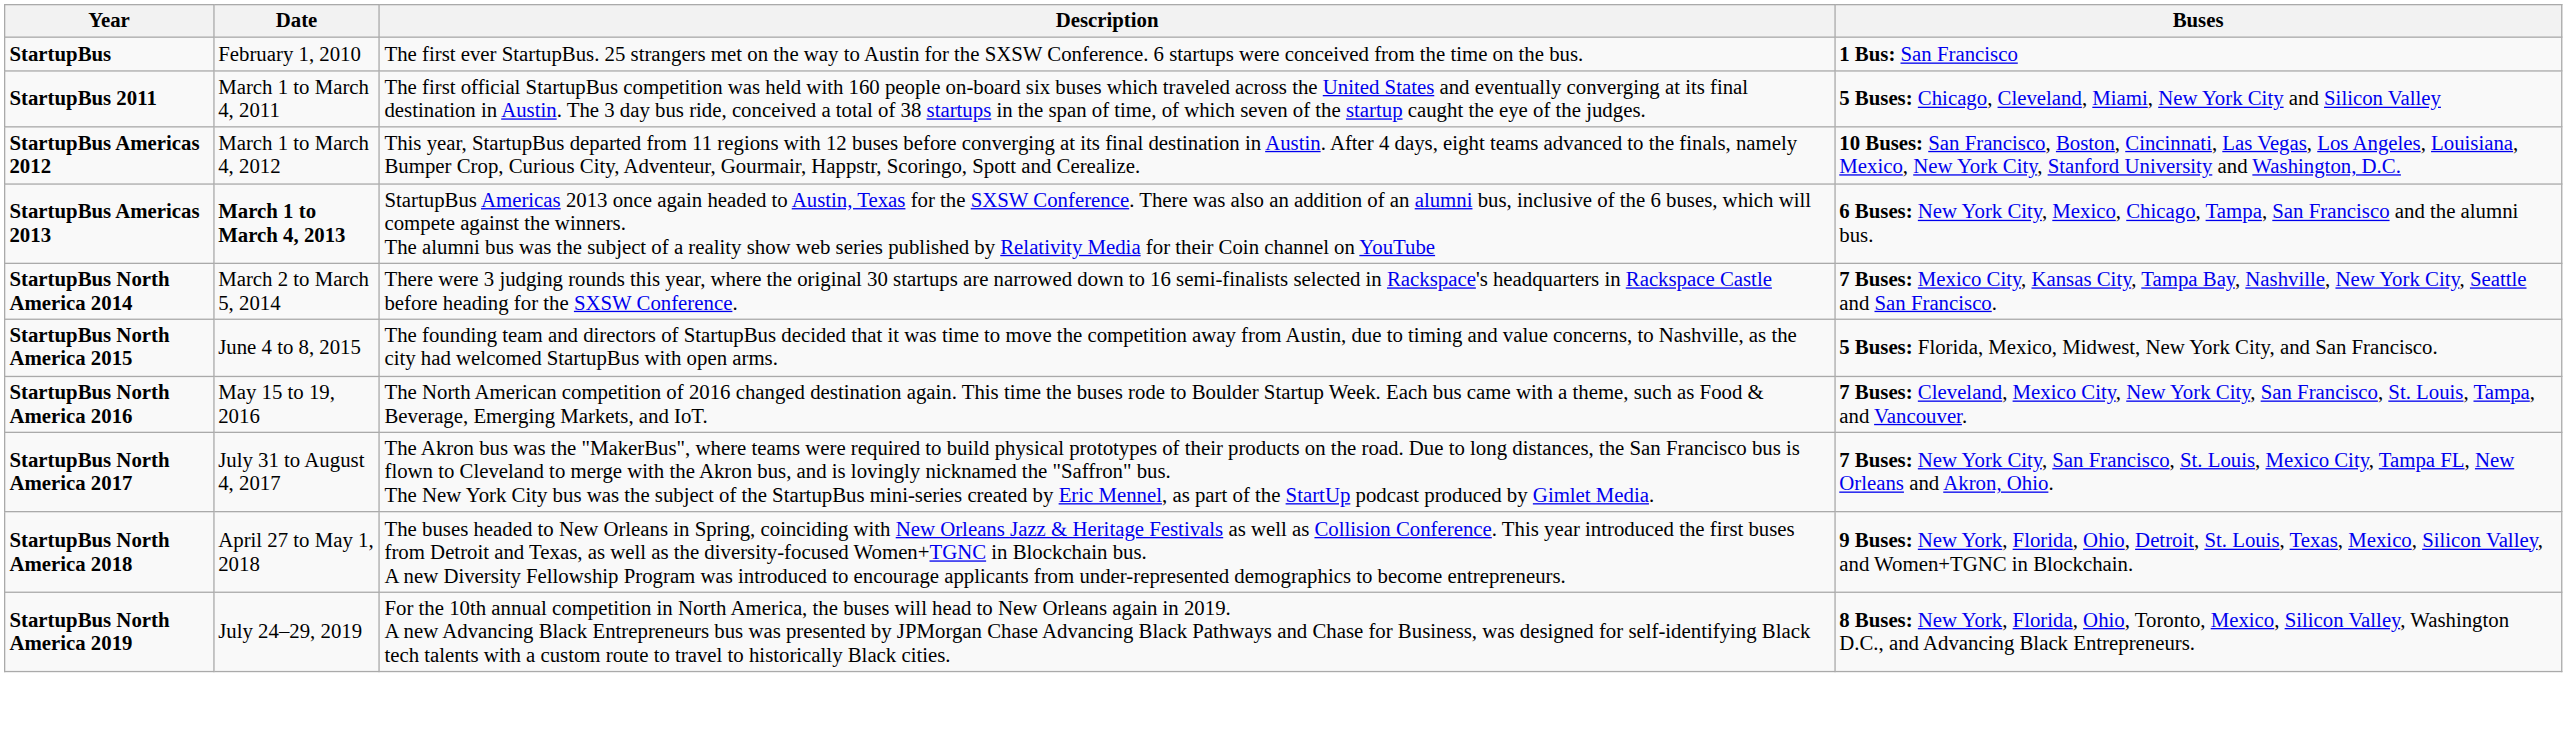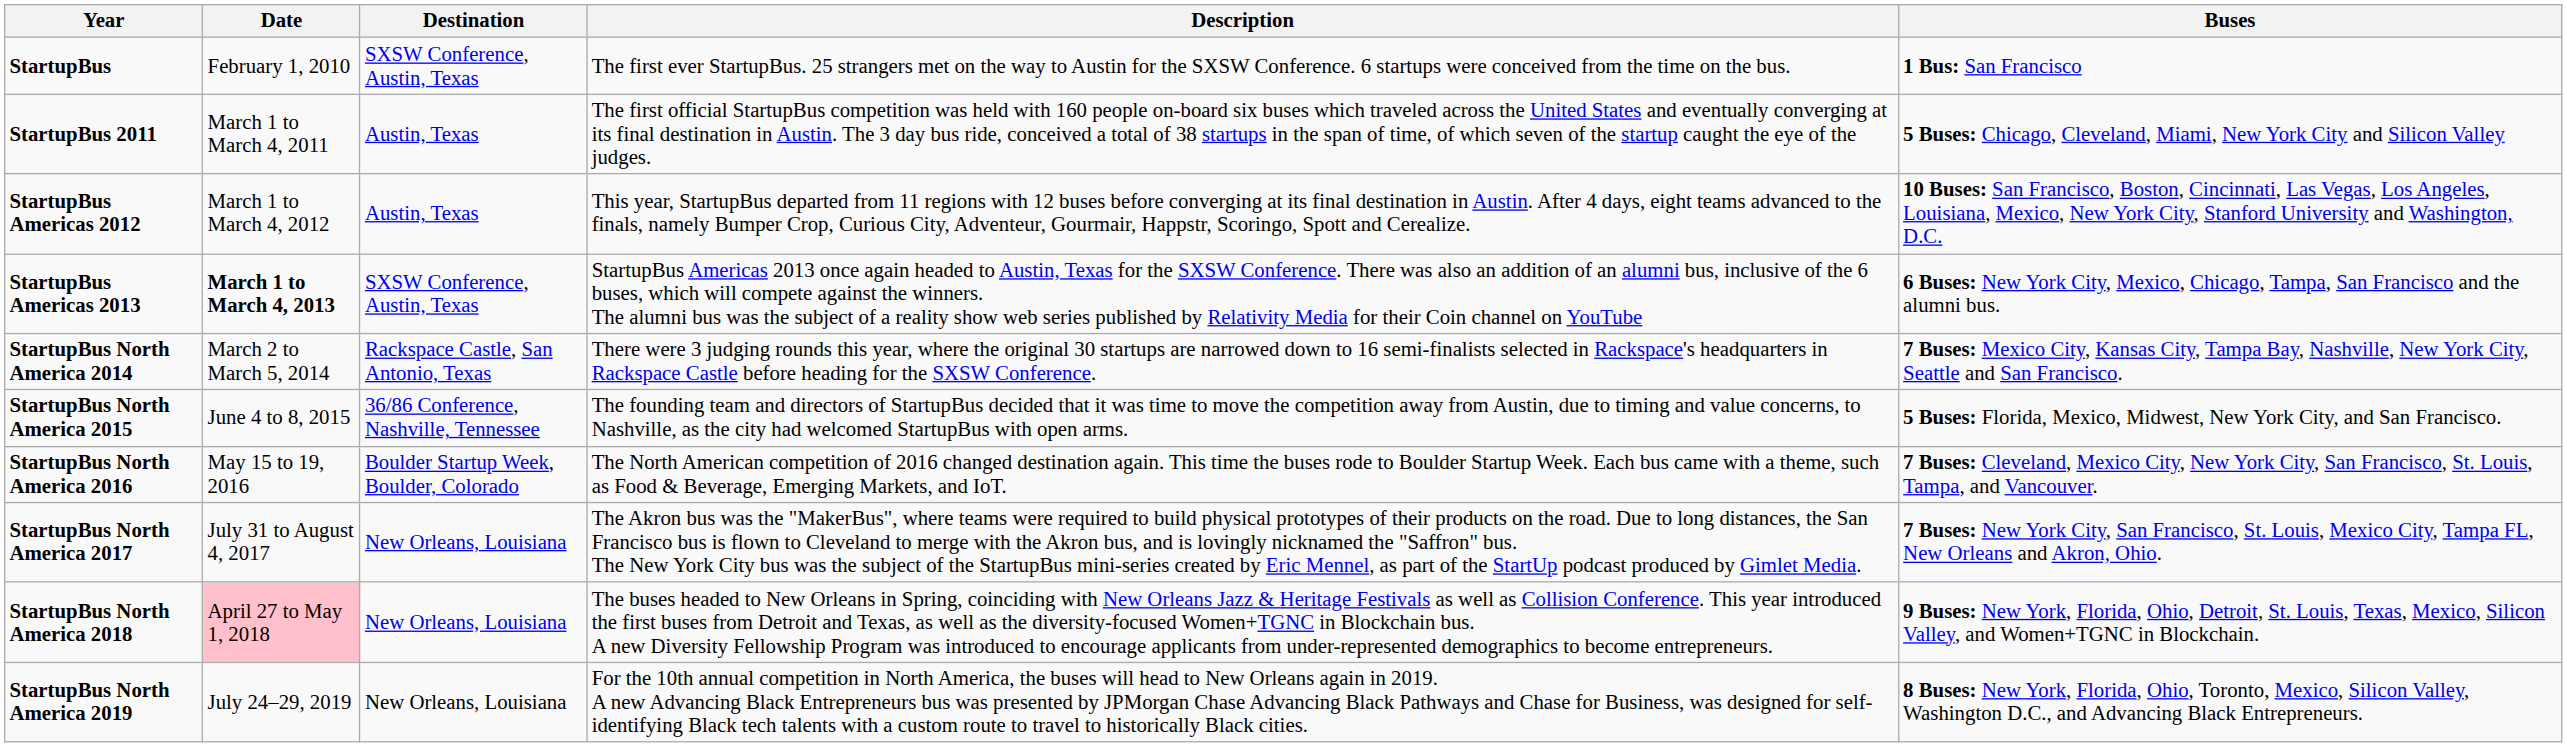+ column: (473, 20)
(296, 551) no background -> (275, 622) pink background
